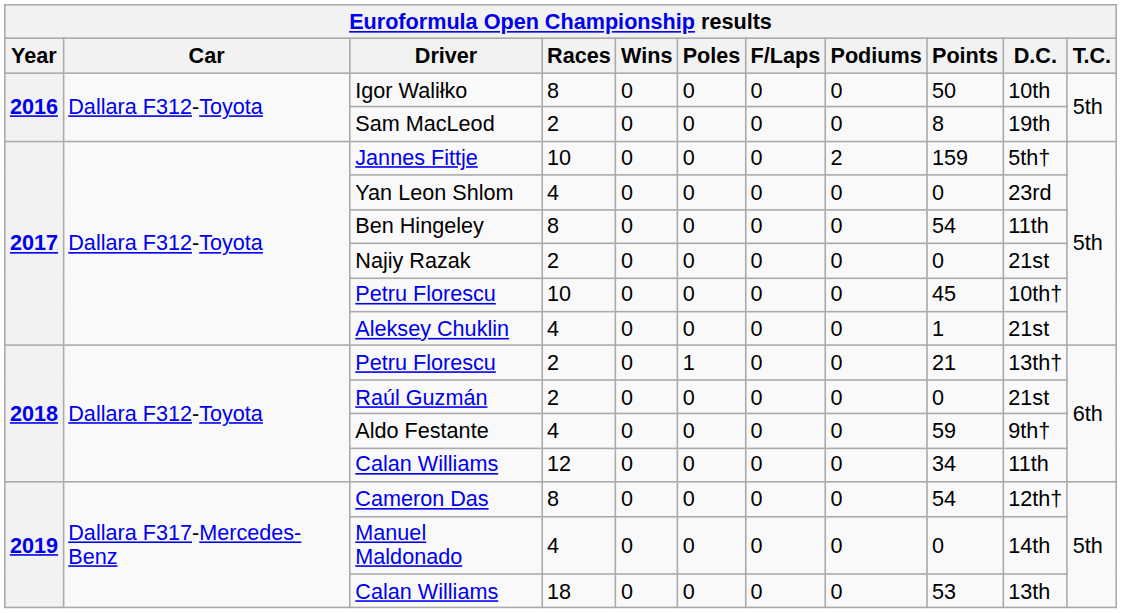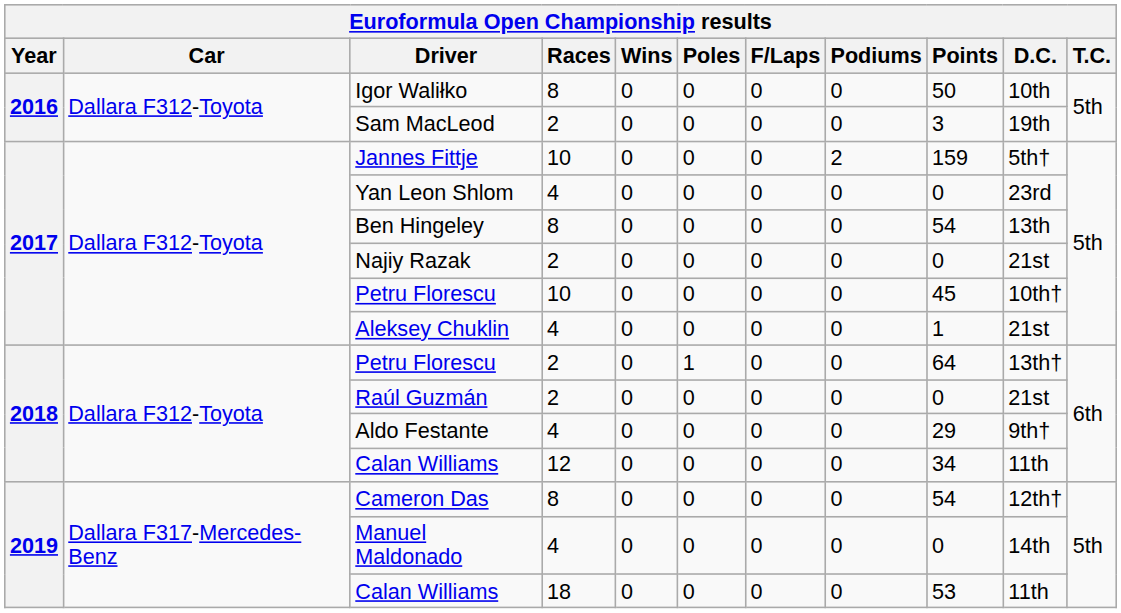(938, 124) 8 -> (938, 124) 3
(1029, 226) 11th -> (1029, 226) 13th
(944, 362) 21 -> (944, 362) 64
(944, 430) 59 -> (944, 430) 29
(1029, 591) 13th -> (1029, 591) 11th
